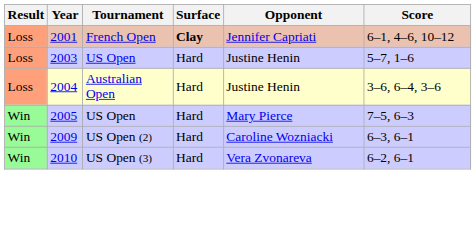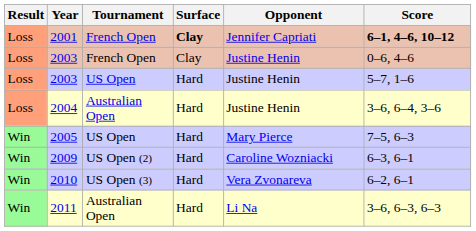(411, 36) normal -> (411, 36) bold
+ row: (64, 57)
+ row: (63, 208)
